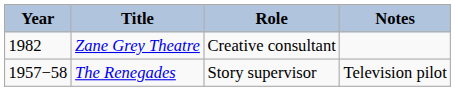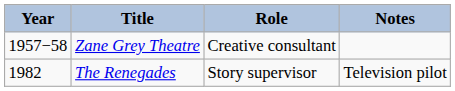(25, 45) 1982 -> (38, 45) 1957−58
(38, 72) 1957−58 -> (25, 72) 1982
